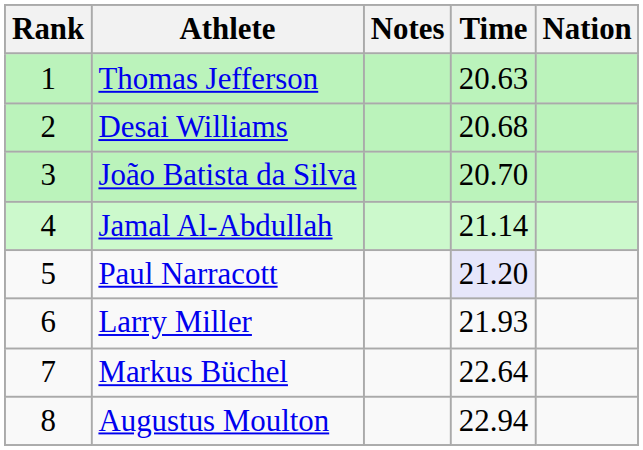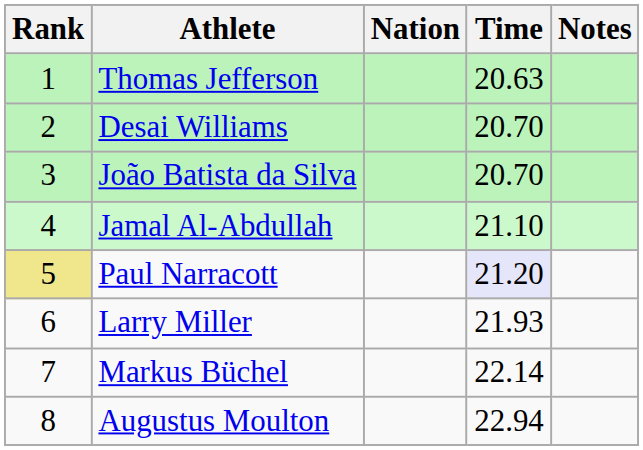columns swapped: (587, 28) <-> (408, 28)
(494, 126) 20.68 -> (509, 126) 20.70
(494, 224) 21.14 -> (509, 224) 21.10
(48, 273) no background -> (48, 273) khaki background
(494, 371) 22.64 -> (509, 371) 22.14
